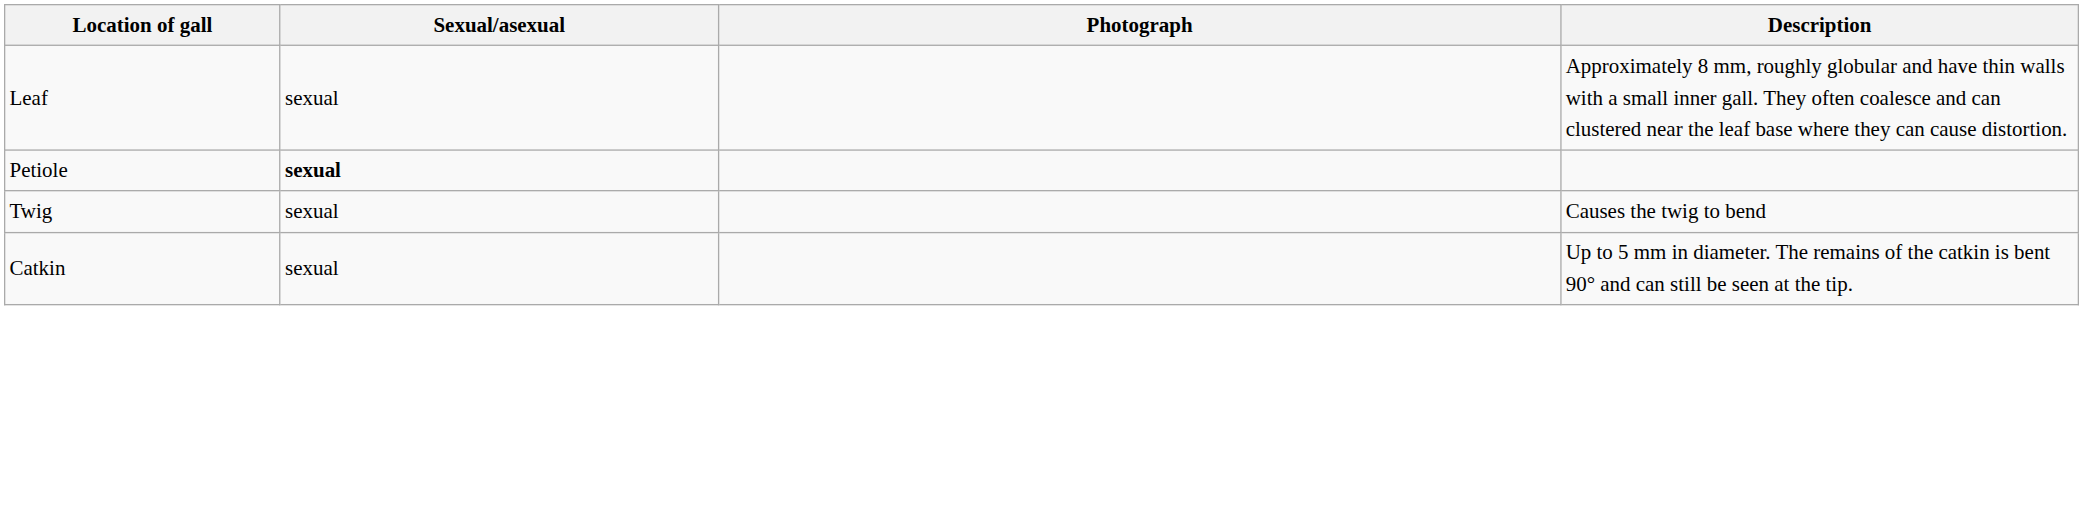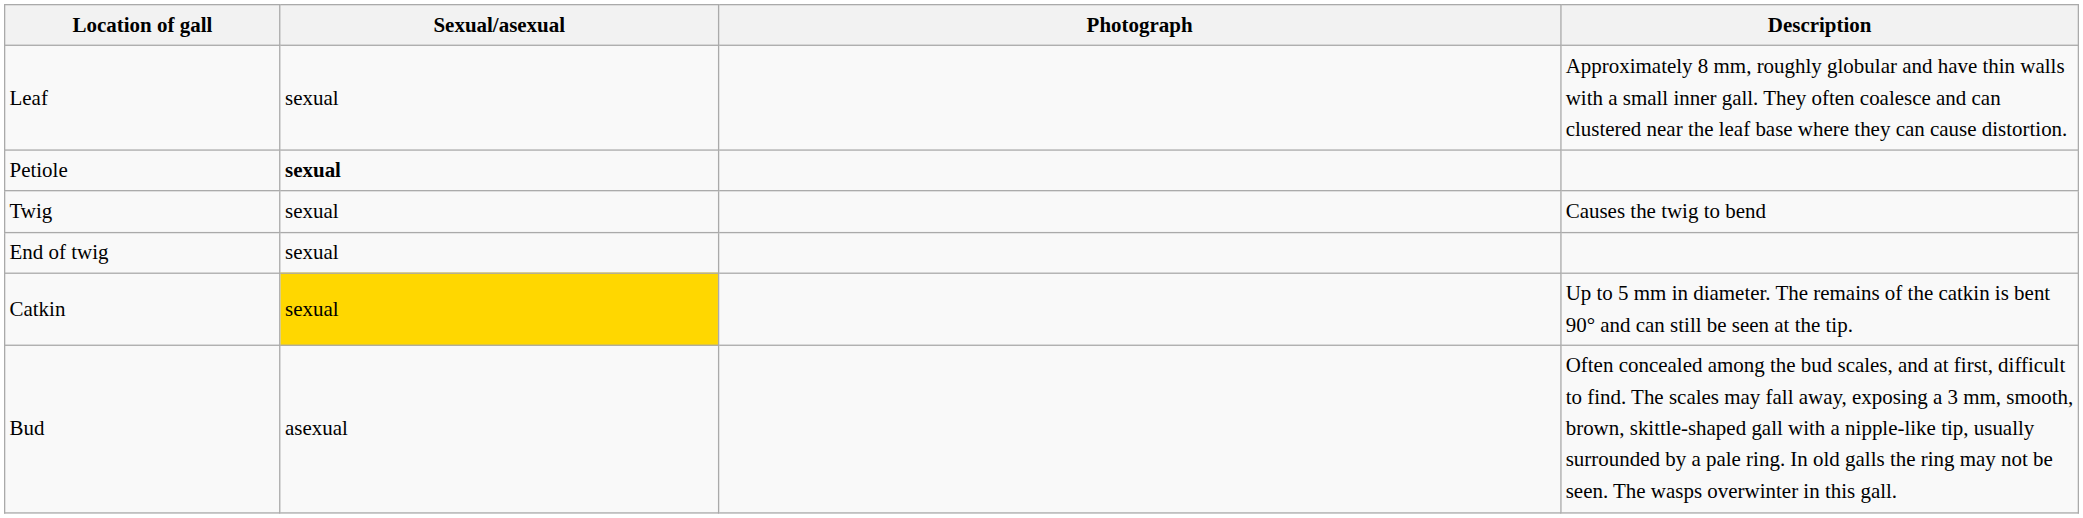+ row: (59, 252)
(312, 268) no background -> (312, 309) gold background
+ row: (27, 428)
